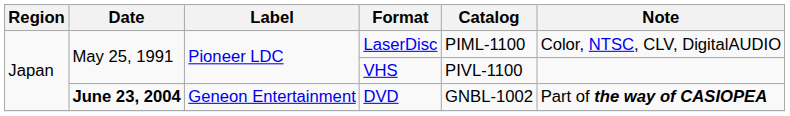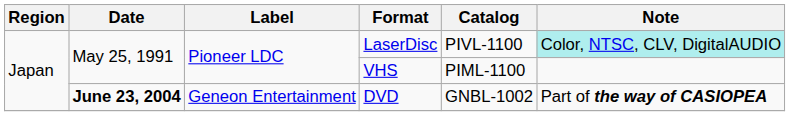(485, 44) PIML-1100 -> (484, 44) PIVL-1100
(661, 44) no background -> (661, 44) paleturquoise background
(484, 70) PIVL-1100 -> (485, 70) PIML-1100
